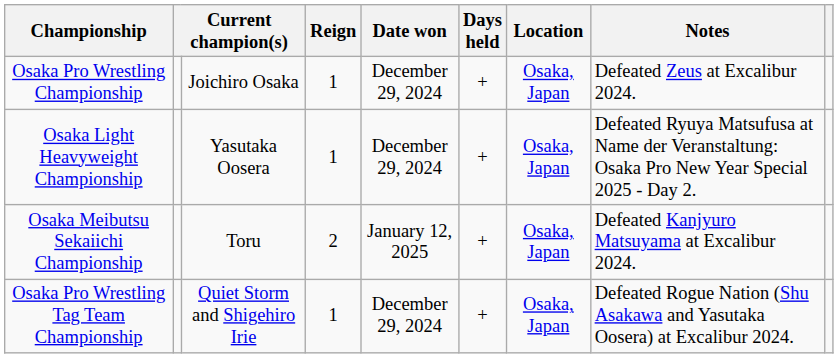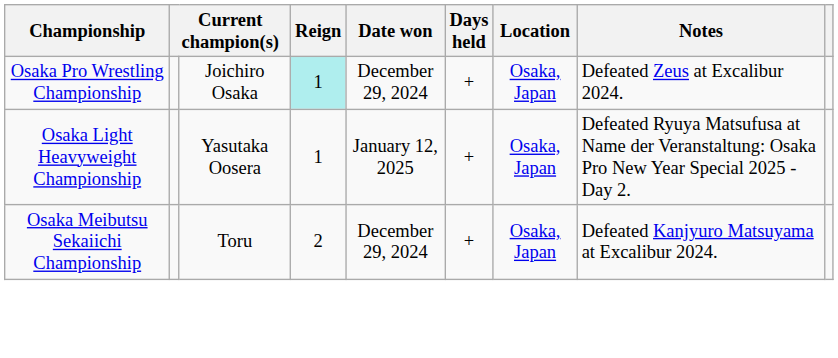(333, 82) no background -> (318, 82) paleturquoise background
(410, 156) December 29, 2024 -> (395, 156) January 12, 2025
(410, 241) January 12, 2025 -> (395, 241) December 29, 2024
- row: (89, 315)
